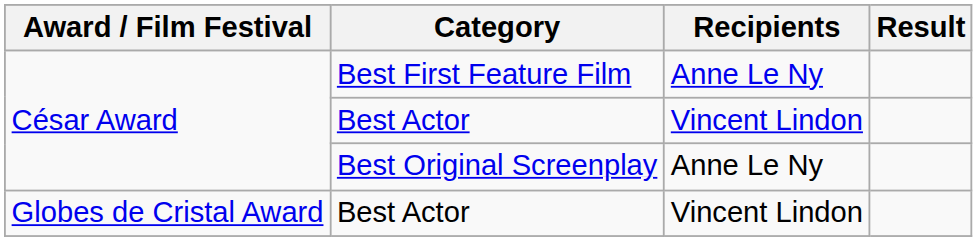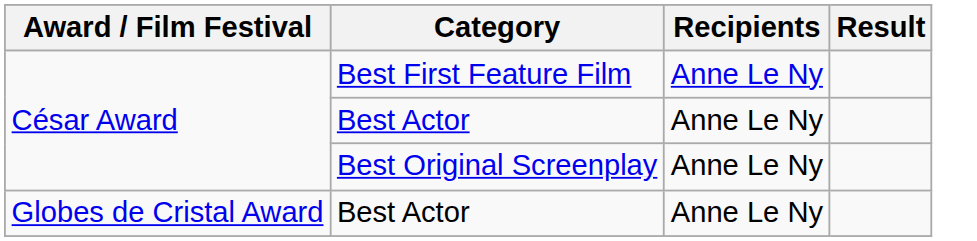(767, 119) Vincent Lindon -> (747, 119) Anne Le Ny
(767, 212) Vincent Lindon -> (747, 212) Anne Le Ny
